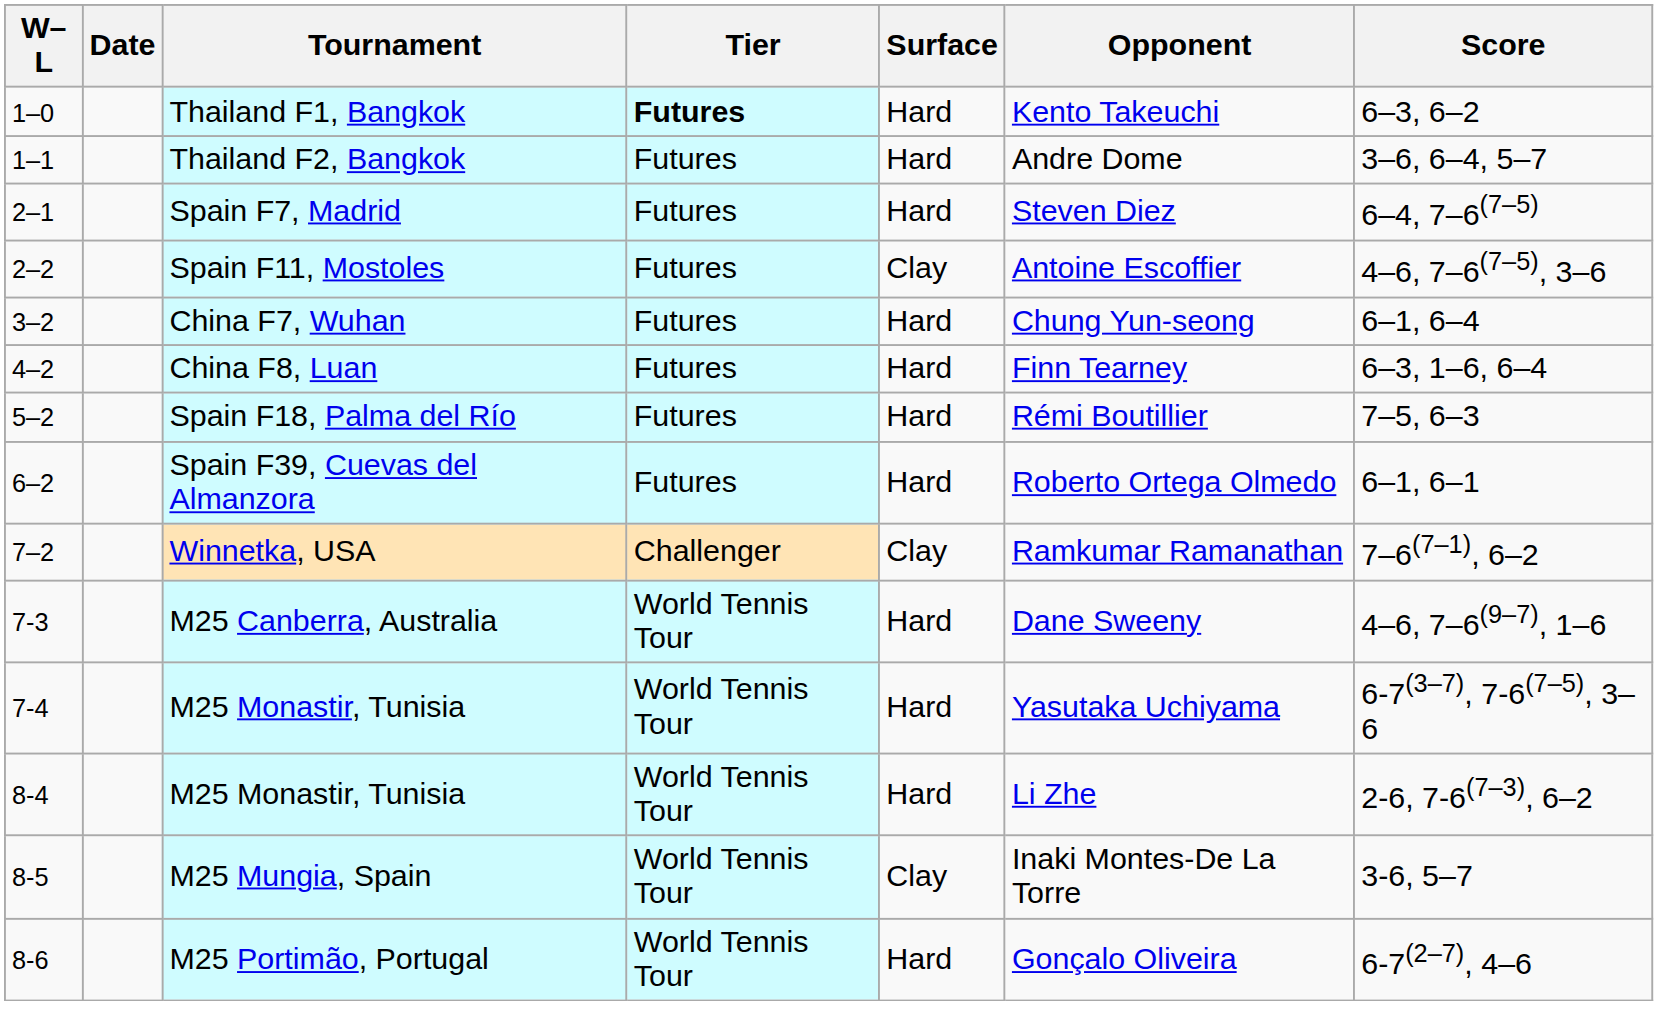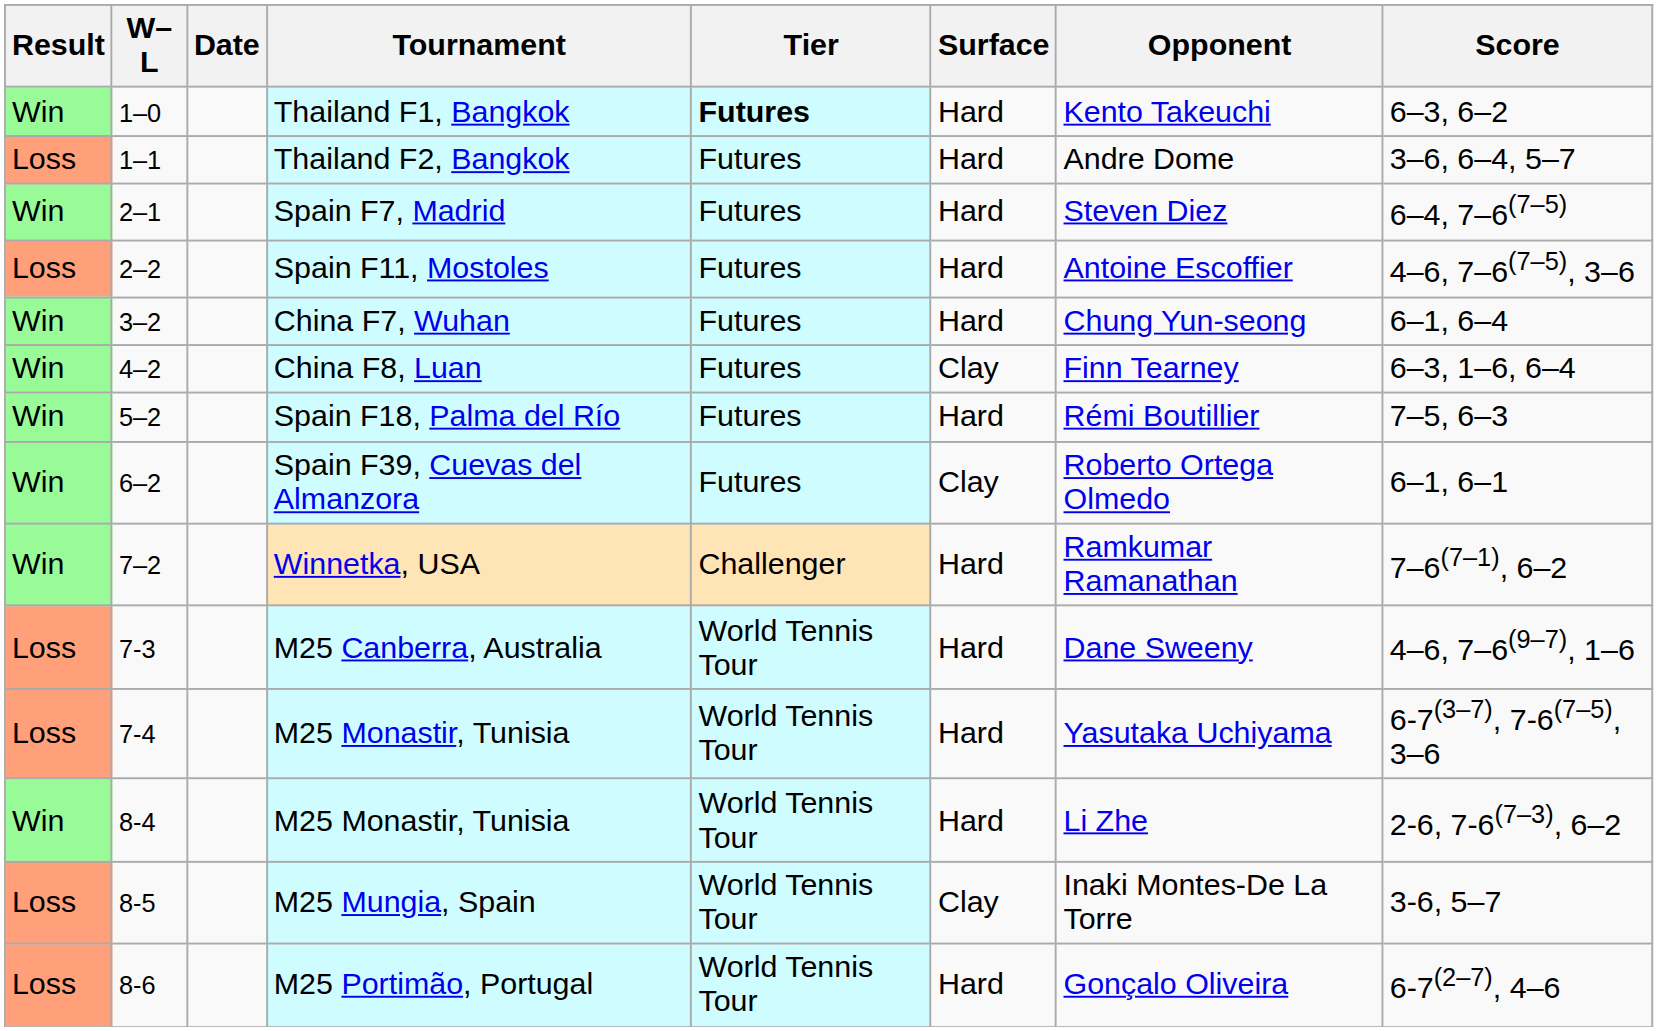+ column: (58, 45)
(917, 267) Clay -> (971, 267) Hard
(919, 368) Hard -> (968, 368) Clay
(919, 482) Hard -> (968, 482) Clay
(917, 551) Clay -> (971, 564) Hard
